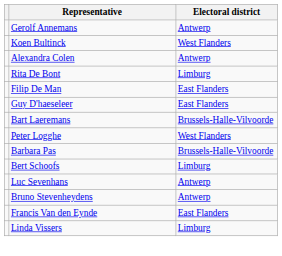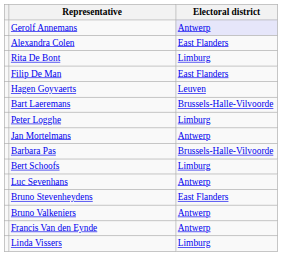(194, 28) no background -> (194, 28) lavender background
- row: (38, 43)
(194, 58) Antwerp -> (203, 43) East Flanders
- row: (42, 105)
+ row: (44, 89)
(204, 136) West Flanders -> (194, 120) Limburg
+ row: (41, 136)
(194, 197) Antwerp -> (203, 197) East Flanders
+ row: (43, 213)
(203, 213) East Flanders -> (194, 228) Antwerp
